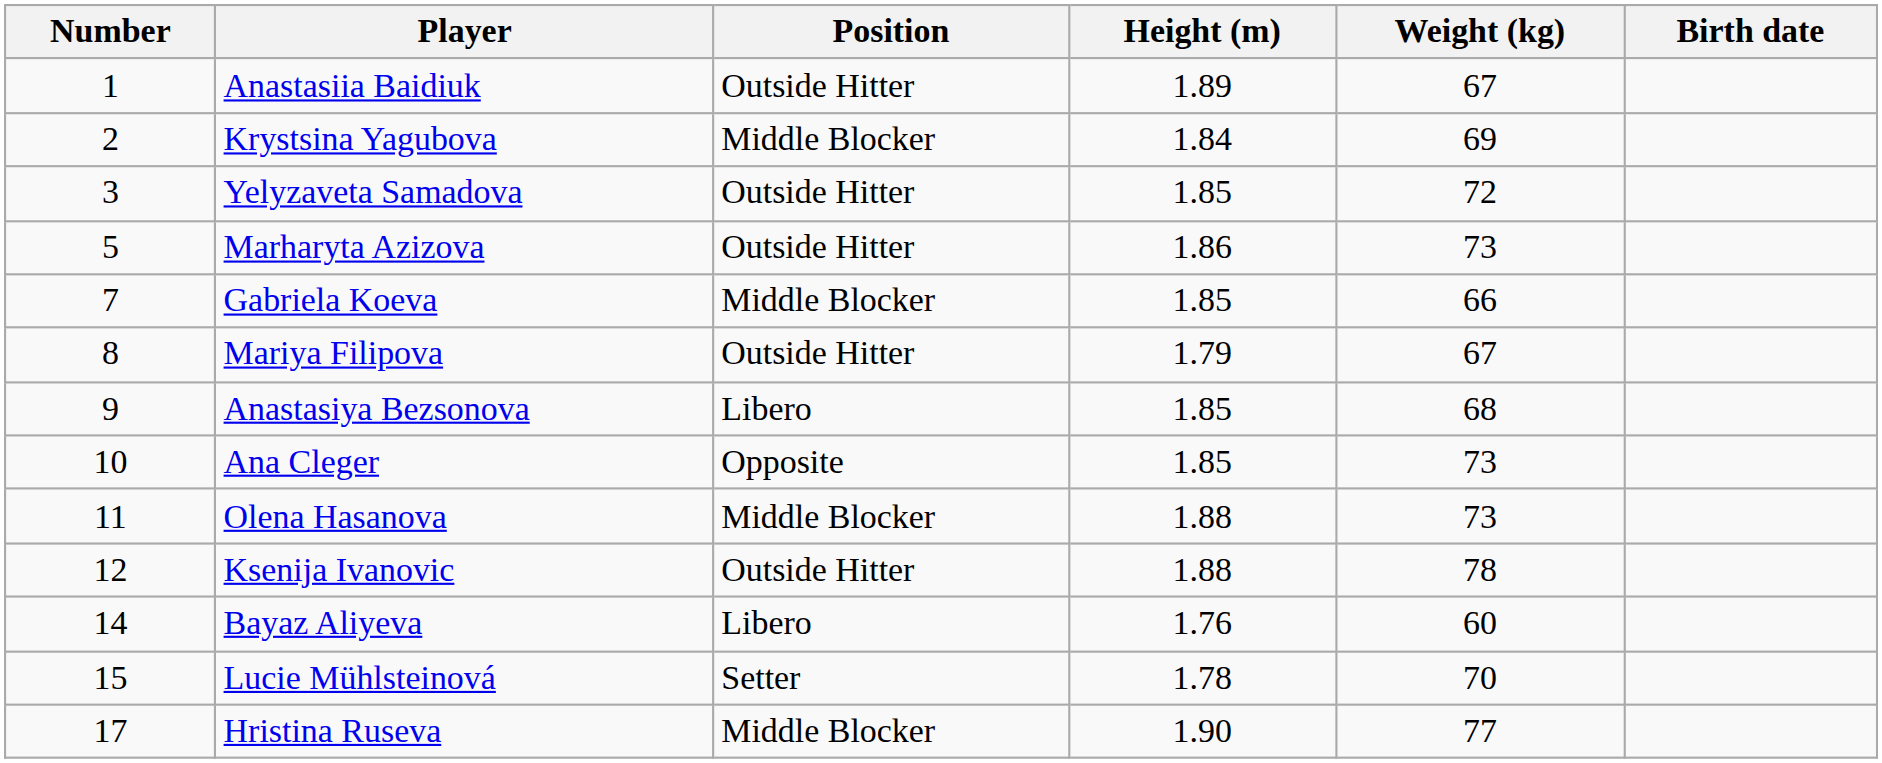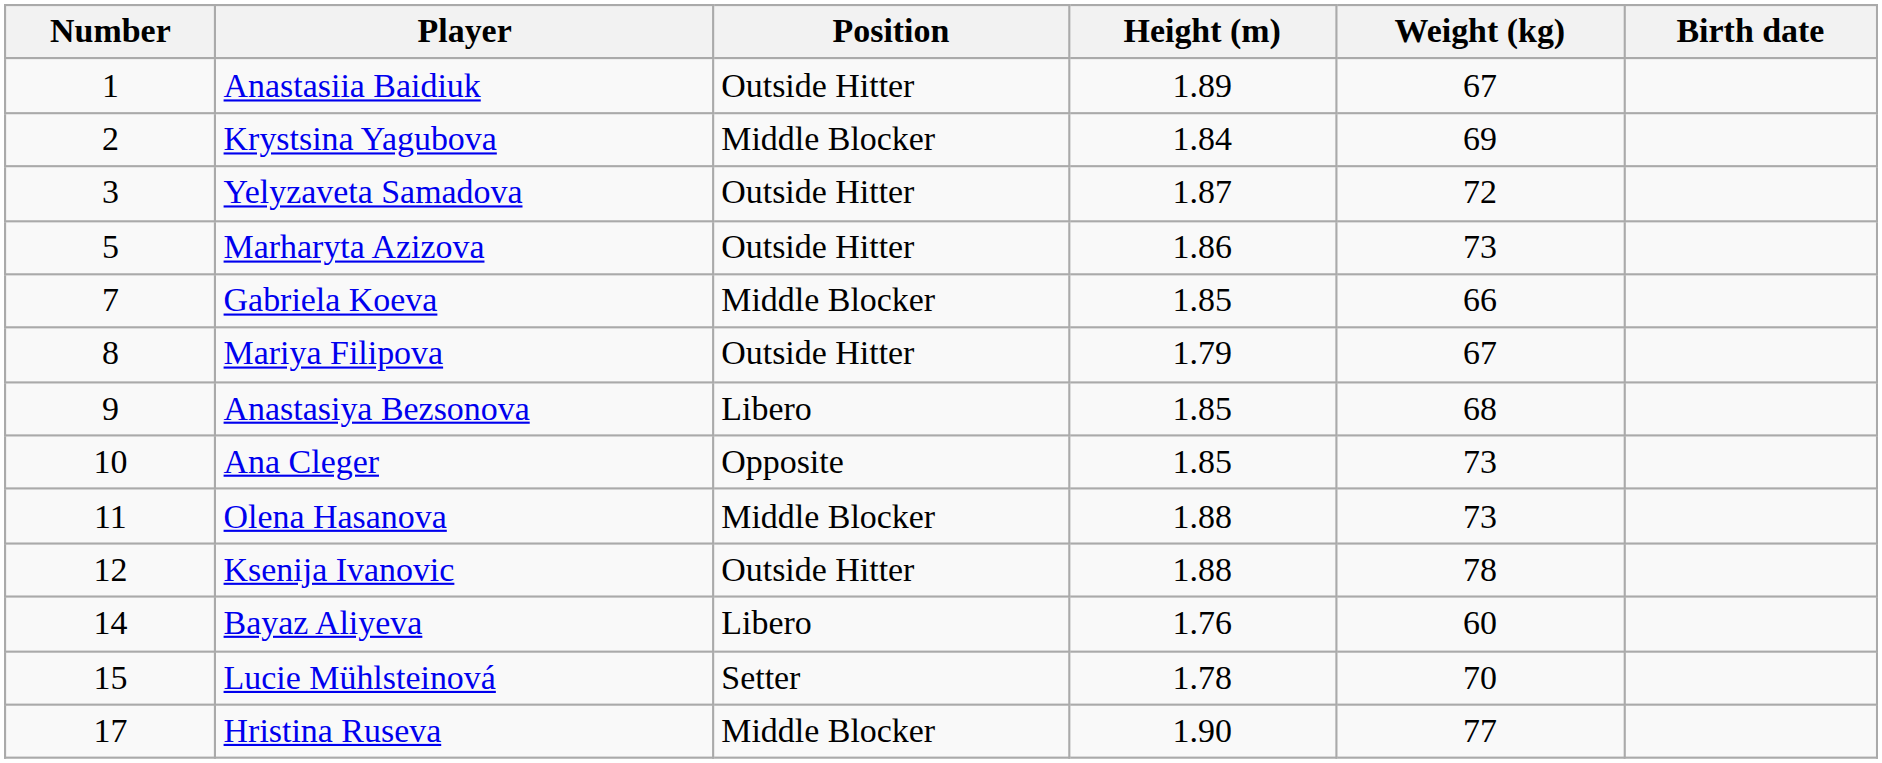(1202, 192) 1.85 -> (1202, 192) 1.87
